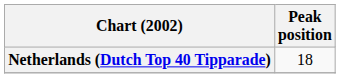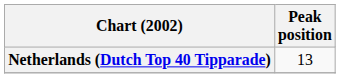(305, 60) 18 -> (305, 60) 13
